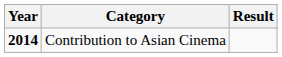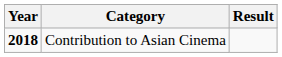(23, 40) 2014 -> (23, 40) 2018
